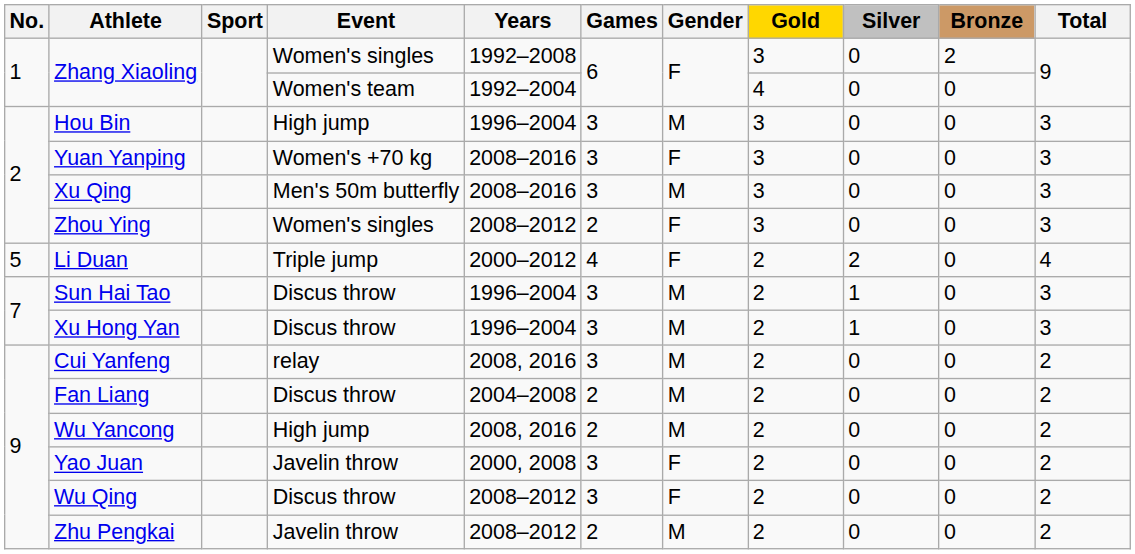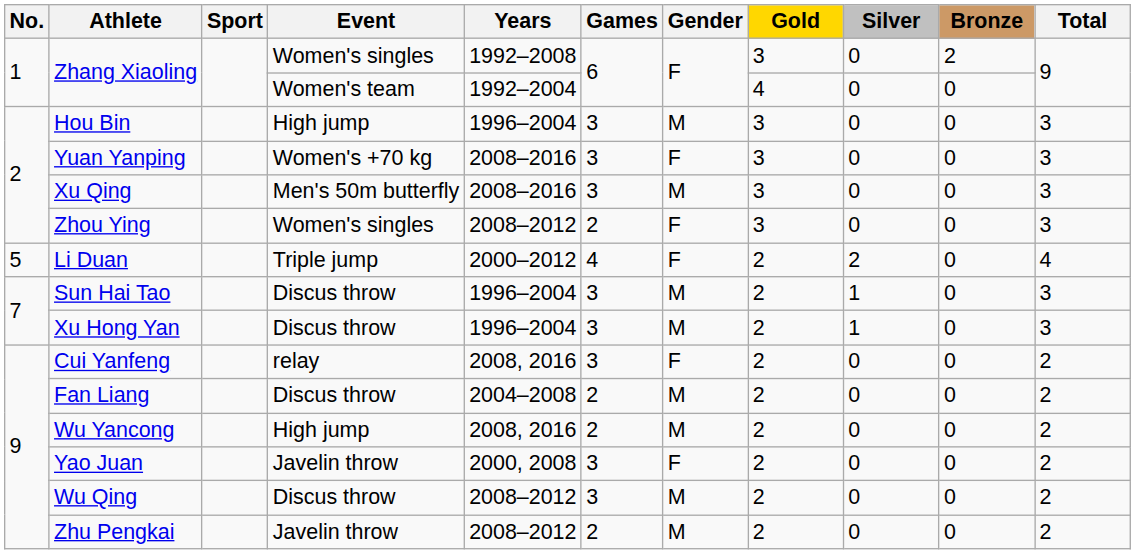(677, 361) M -> (674, 361) F
(674, 497) F -> (677, 497) M
